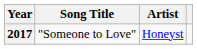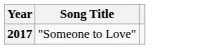- column: (163, 14)
